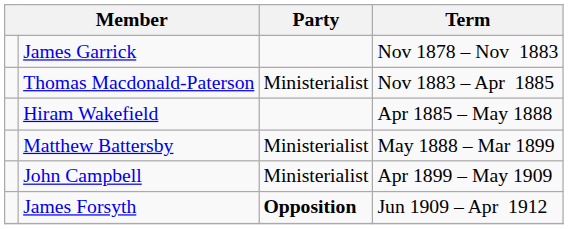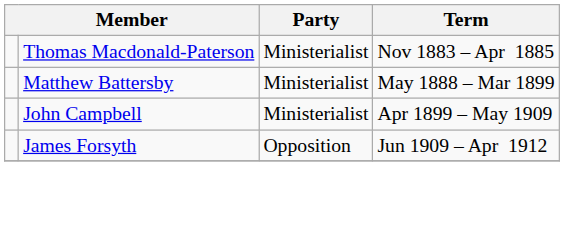- row: (80, 51)
- row: (91, 113)
(310, 207) bold -> (307, 144) normal
